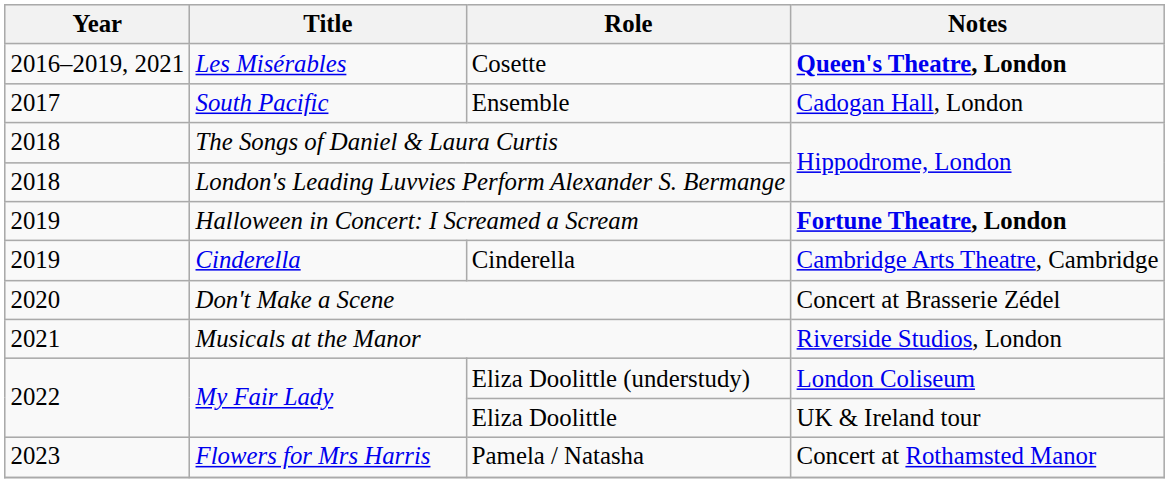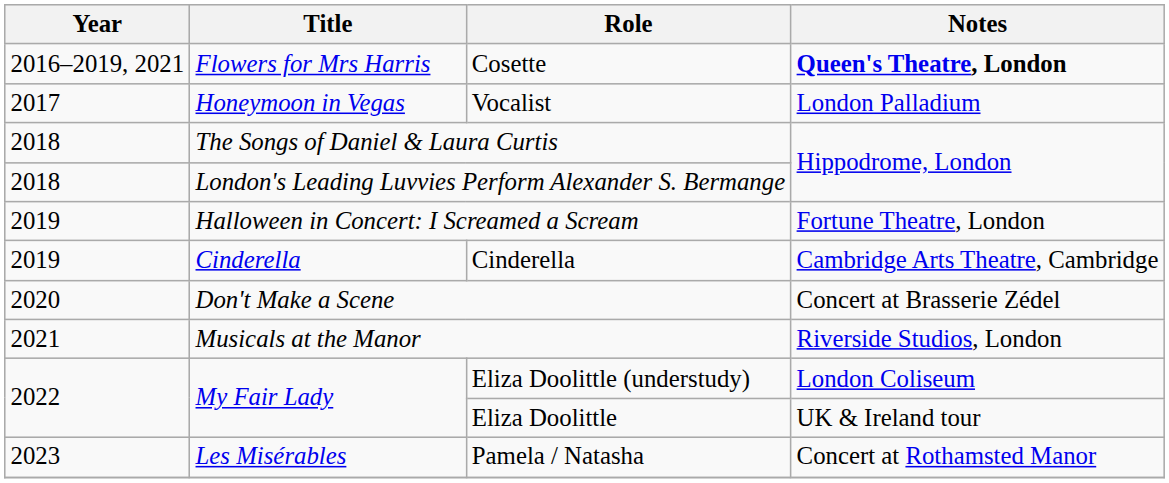(271, 63) Les Misérables -> (313, 63) Flowers for Mrs Harris
+ row: (512, 102)
- row: (521, 102)
(932, 220) bold -> (921, 220) normal
(313, 456) Flowers for Mrs Harris -> (271, 456) Les Misérables
